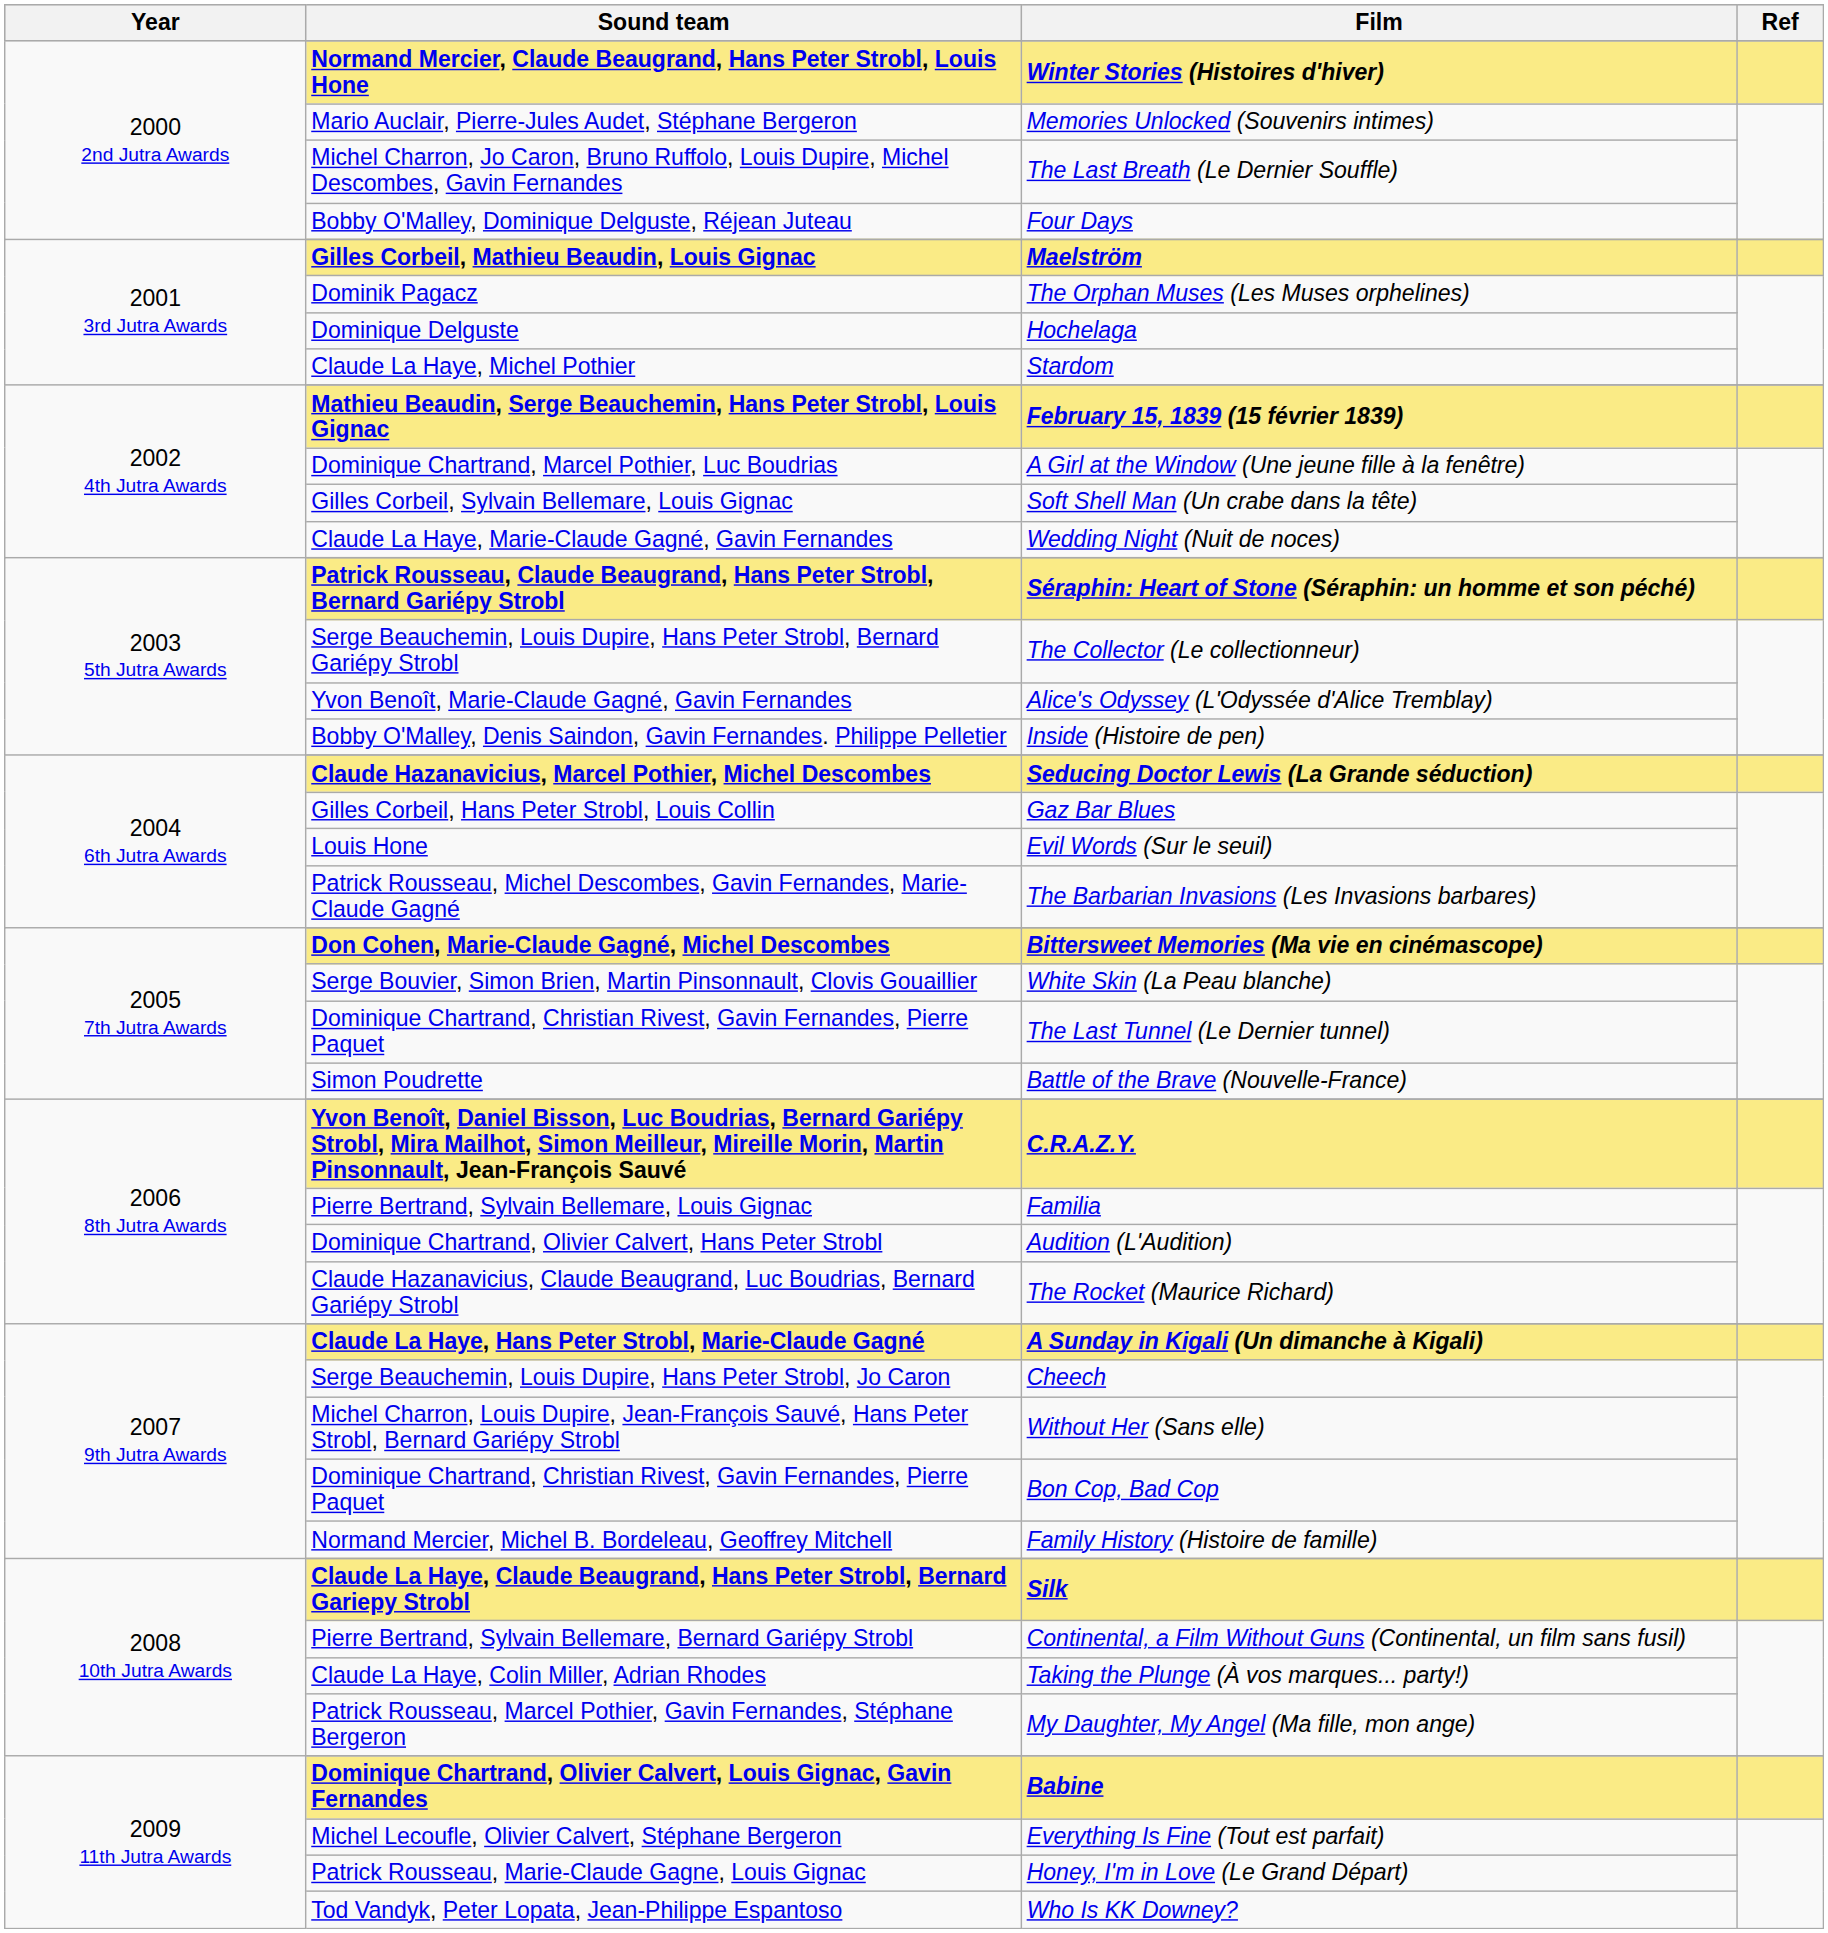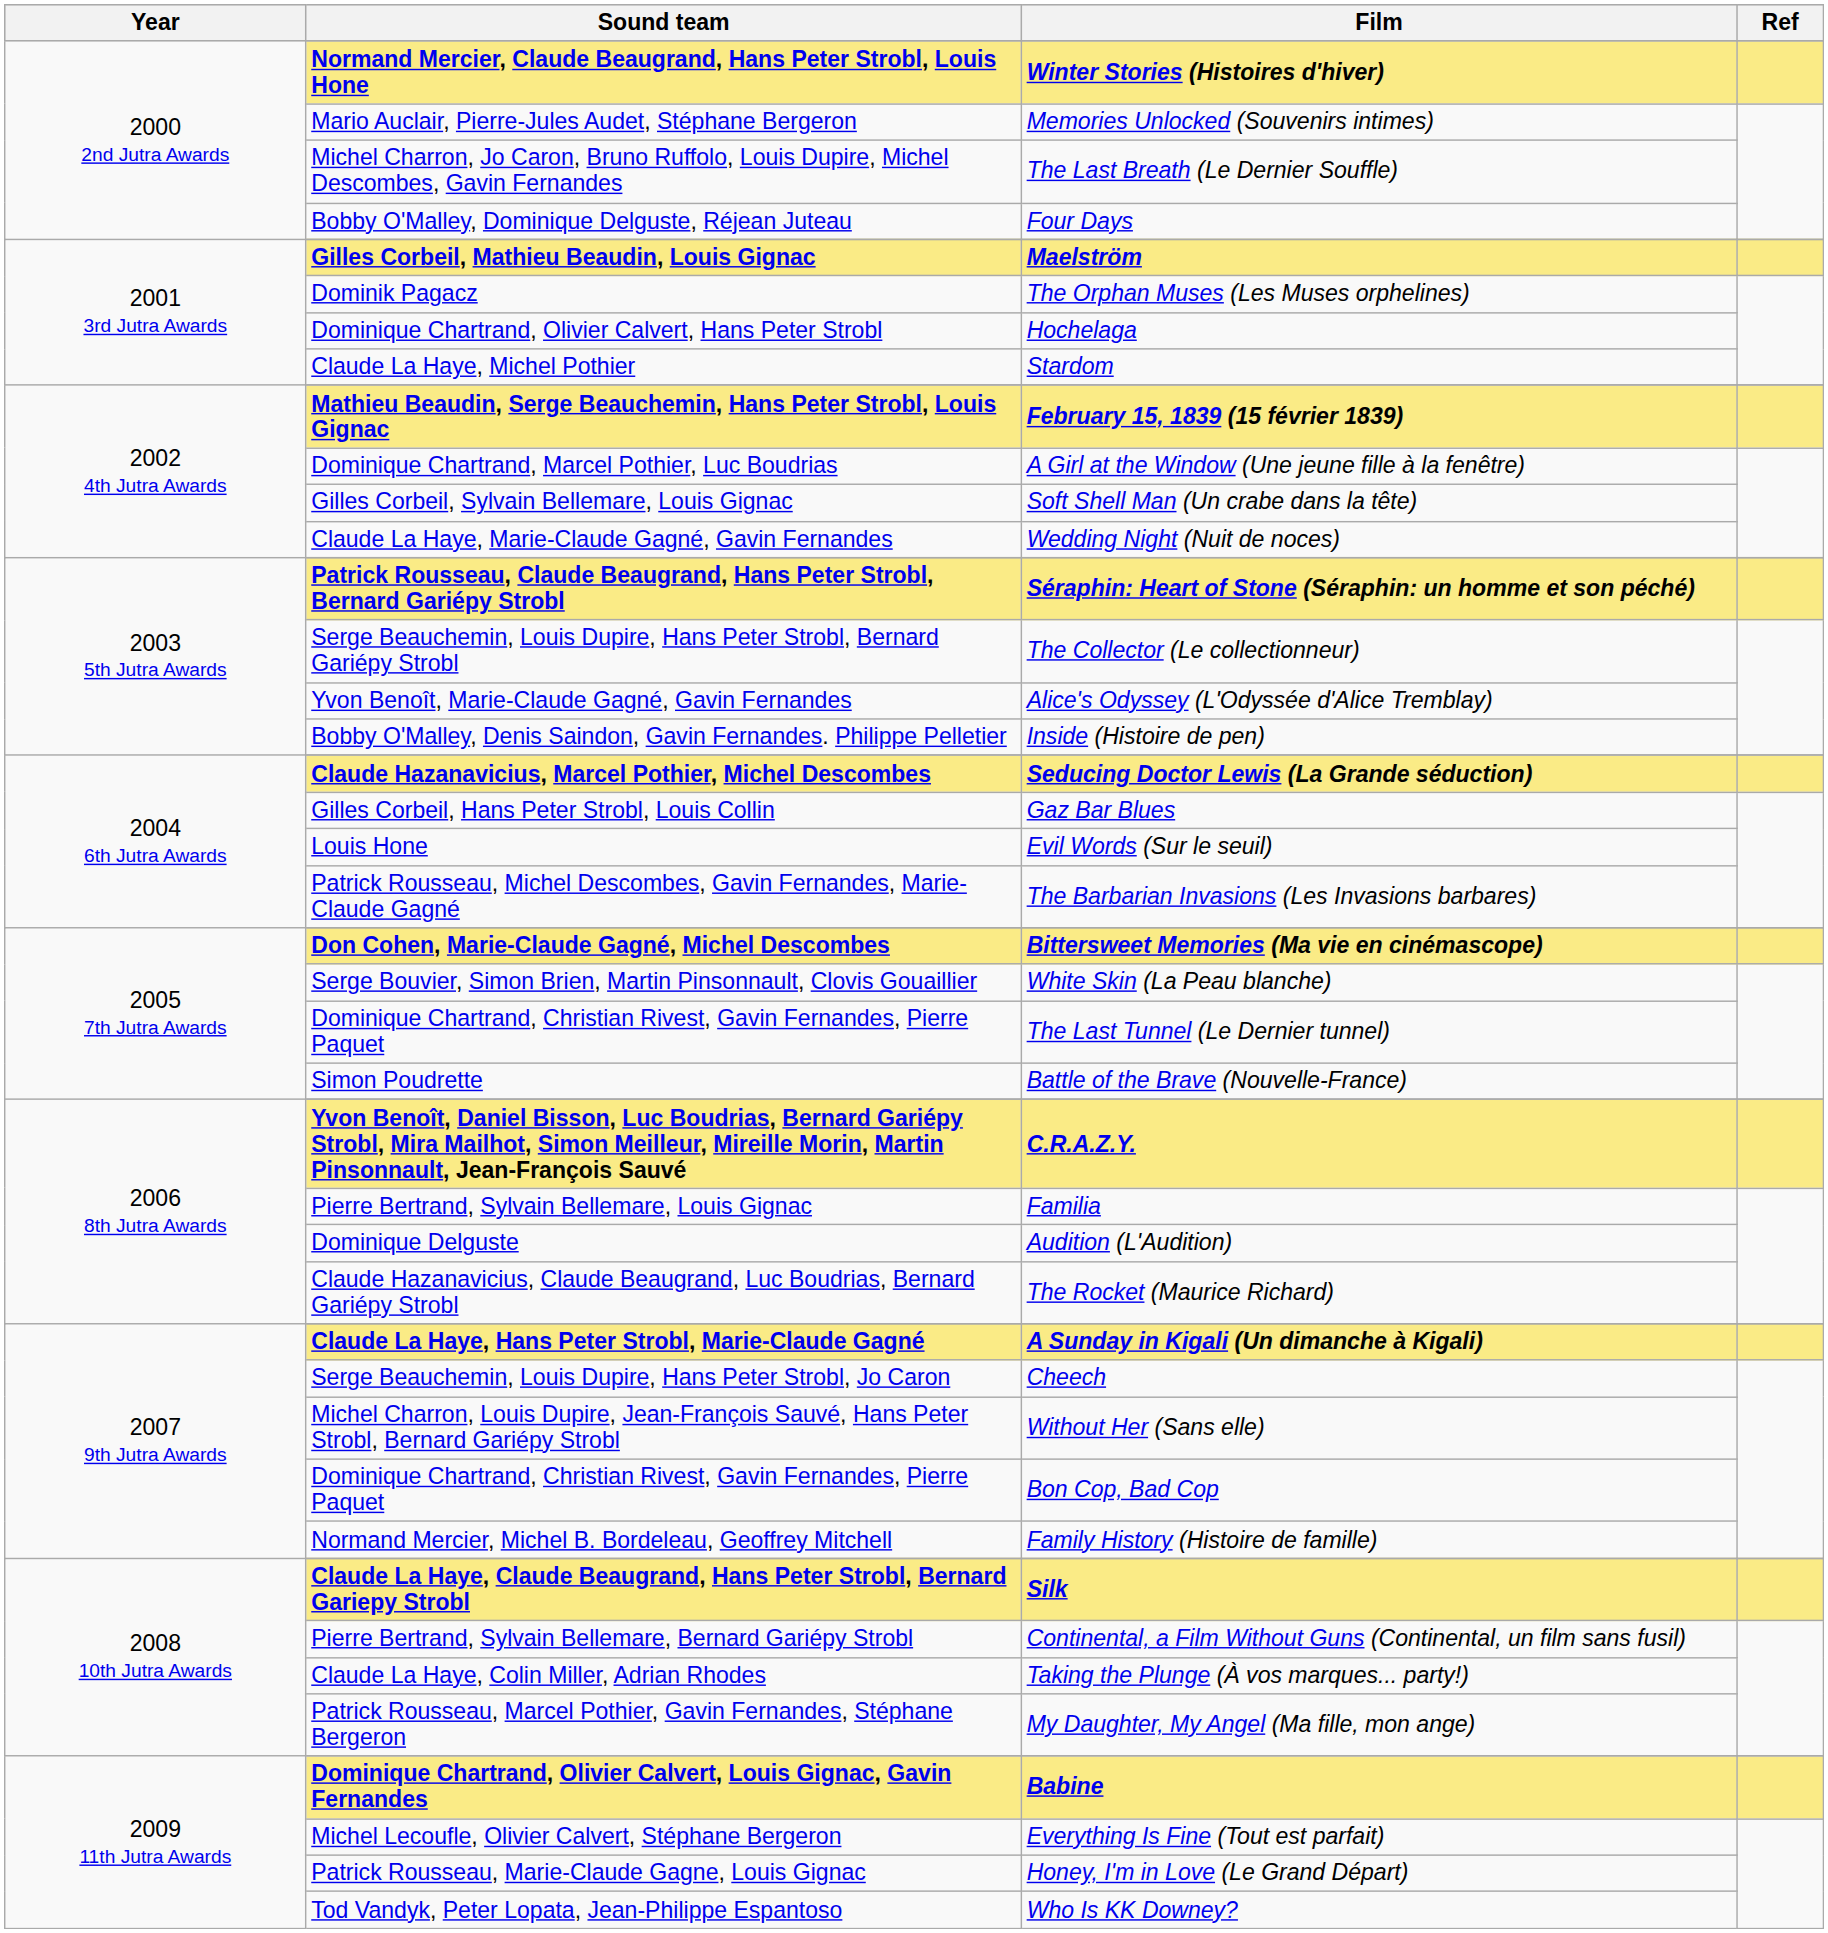(415, 330) Dominique Delguste -> (597, 330) Dominique Chartrand, Olivier Calvert, Hans Peter Strobl
(597, 1242) Dominique Chartrand, Olivier Calvert, Hans Peter Strobl -> (415, 1242) Dominique Delguste
